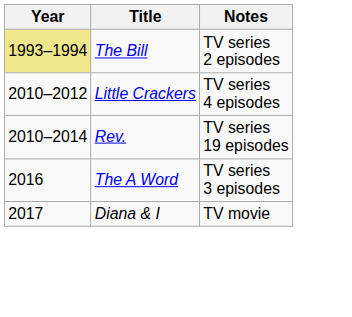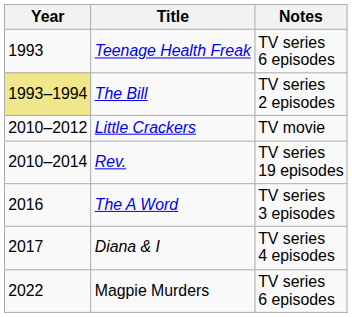+ row: (173, 51)
(242, 94) TV series 4 episodes -> (292, 128) TV movie
(237, 213) TV movie -> (297, 247) TV series 4 episodes
+ row: (152, 290)
